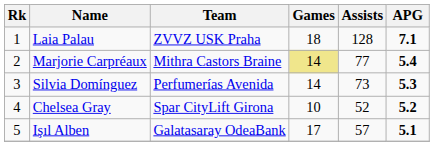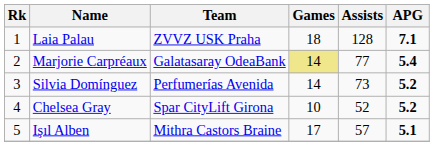(217, 61) Mithra Castors Braine -> (220, 61) Galatasaray OdeaBank
(408, 84) 5.3 -> (408, 84) 5.2
(220, 130) Galatasaray OdeaBank -> (217, 130) Mithra Castors Braine
